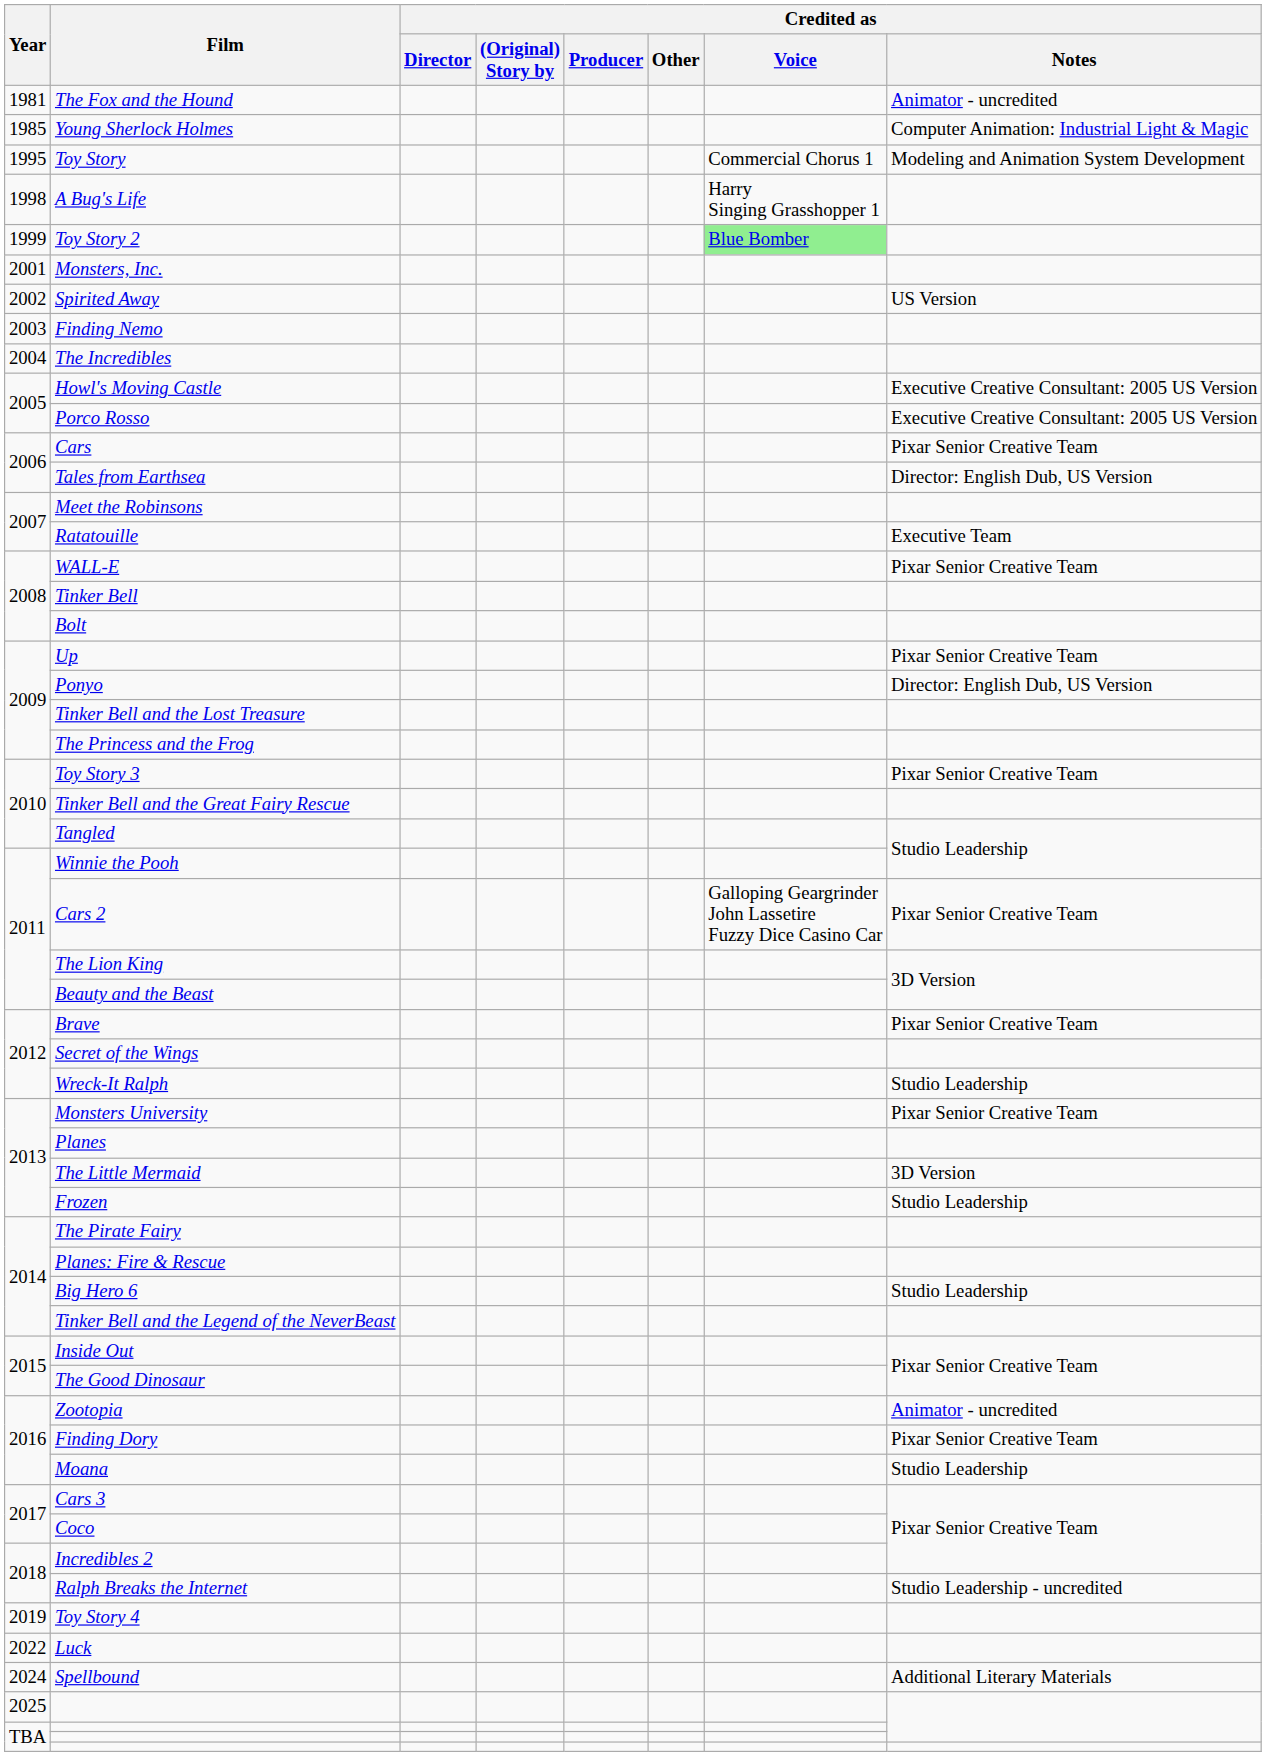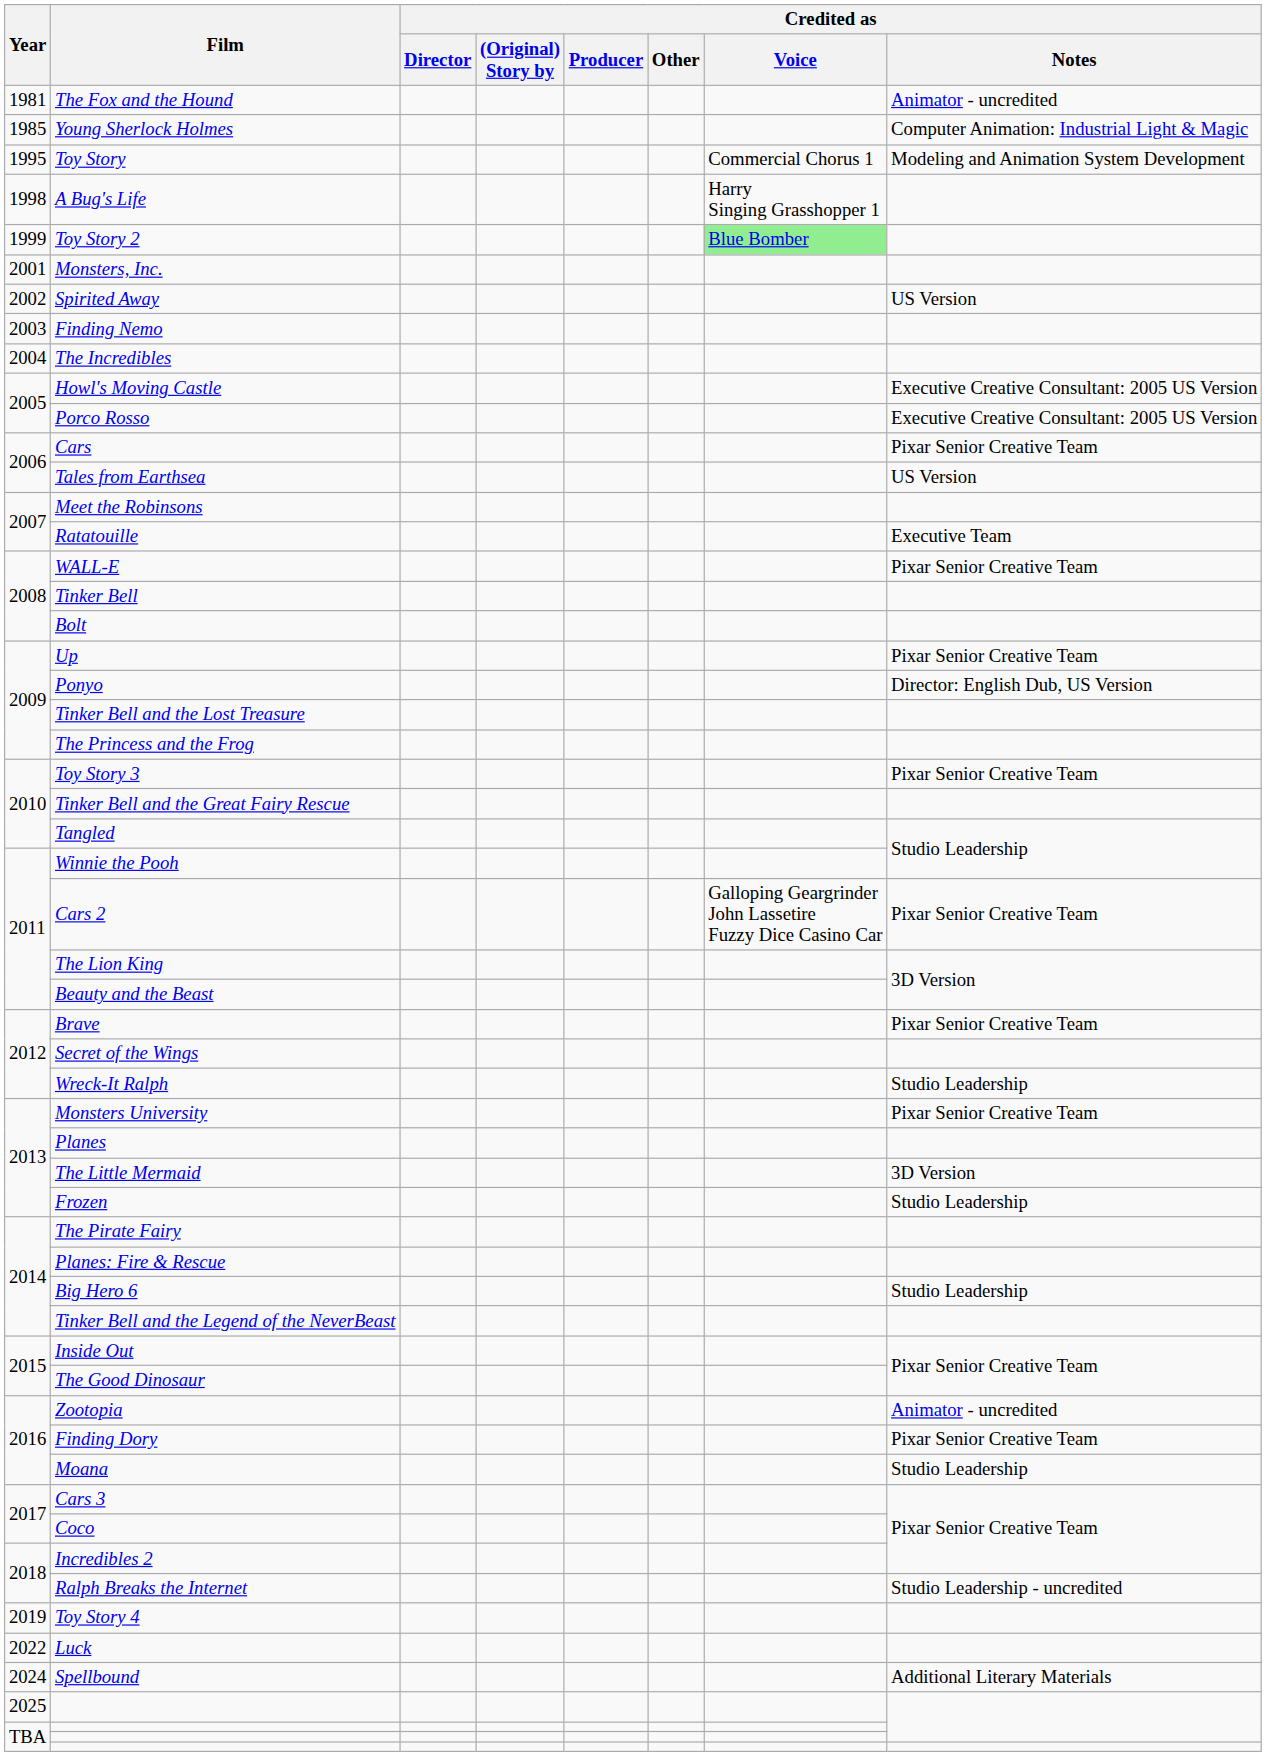(1022, 477) Director: English Dub, US Version -> (934, 477) US Version
